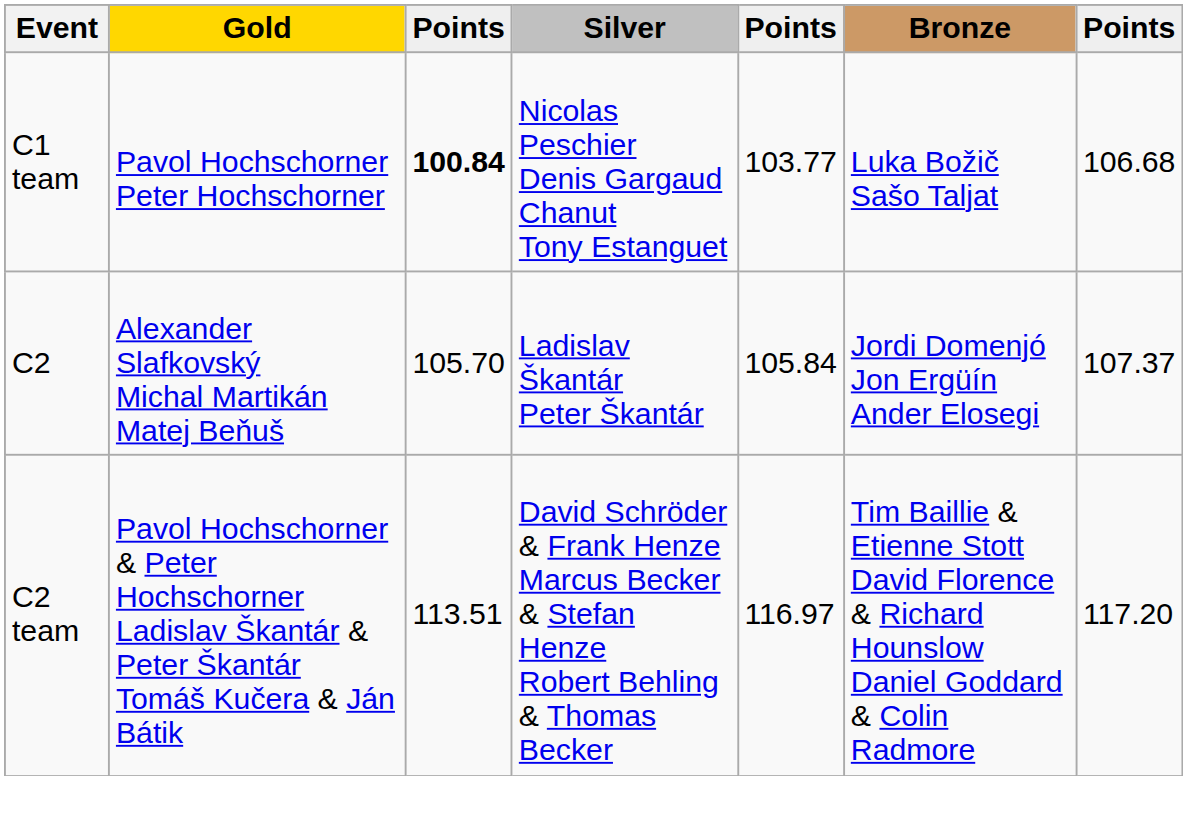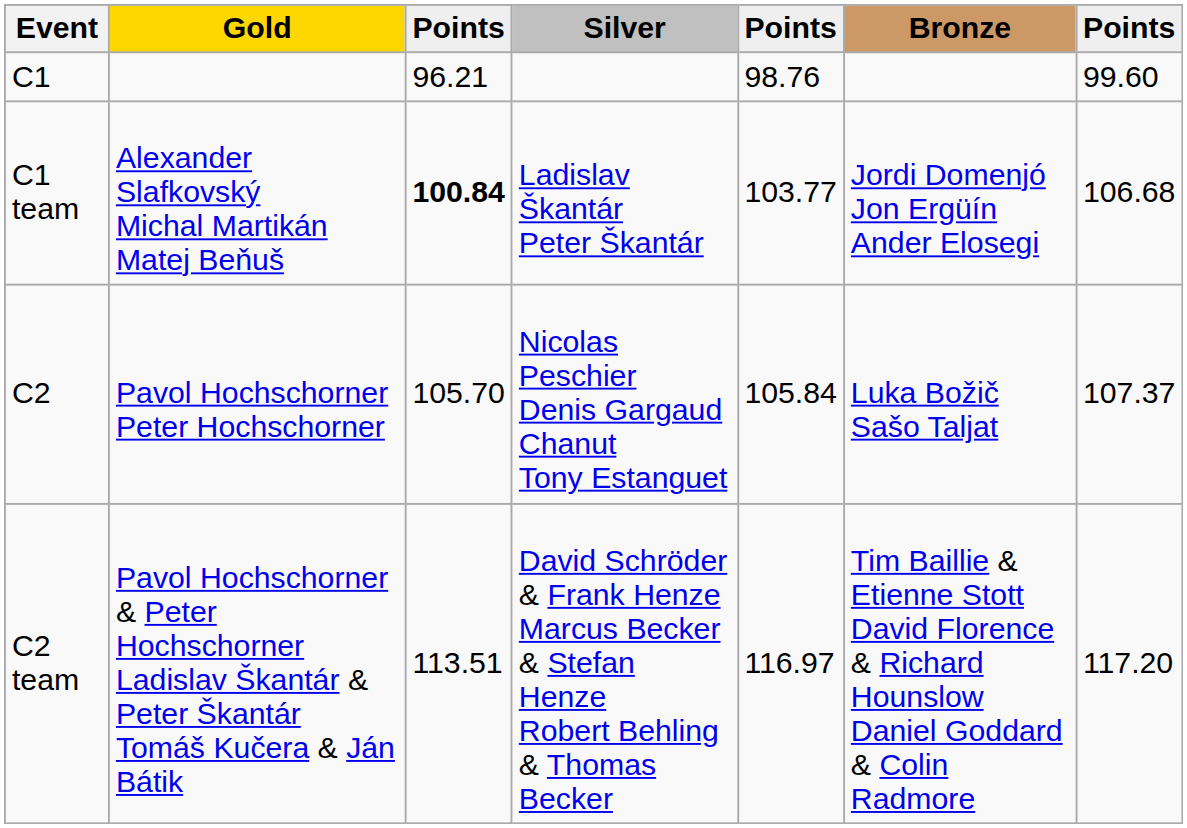+ row: (31, 76)
(252, 178) Pavol Hochschorner Peter Hochschorner -> (222, 209) Alexander Slafkovský Michal Martikán Matej Beňuš
(623, 178) Nicolas Peschier Denis Gargaud Chanut Tony Estanguet -> (611, 209) Ladislav Škantár Peter Škantár
(925, 178) Luka Božič Sašo Taljat -> (948, 209) Jordi Domenjó Jon Ergüín Ander Elosegi
(222, 379) Alexander Slafkovský Michal Martikán Matej Beňuš -> (252, 410) Pavol Hochschorner Peter Hochschorner
(611, 379) Ladislav Škantár Peter Škantár -> (623, 410) Nicolas Peschier Denis Gargaud Chanut Tony Estanguet
(948, 379) Jordi Domenjó Jon Ergüín Ander Elosegi -> (925, 410) Luka Božič Sašo Taljat
